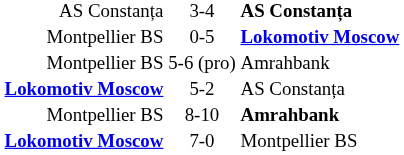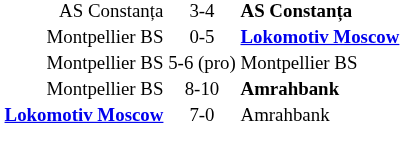(285, 62) Amrahbank -> (299, 62) Montpellier BS
- row: (202, 88)
(299, 140) Montpellier BS -> (285, 114) Amrahbank
